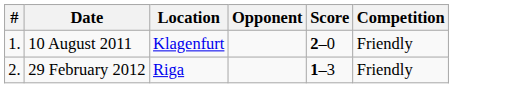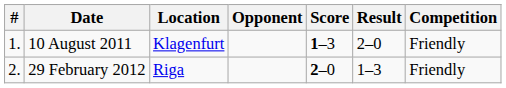+ column: (379, 17)
(323, 43) 2–0 -> (323, 43) 1–3
(323, 69) 1–3 -> (323, 69) 2–0
